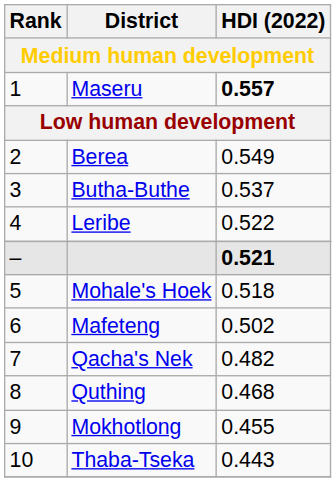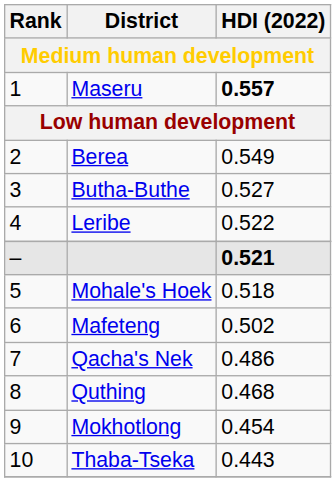(248, 190) 0.537 -> (248, 190) 0.527
(248, 358) 0.482 -> (248, 358) 0.486
(248, 426) 0.455 -> (248, 426) 0.454
